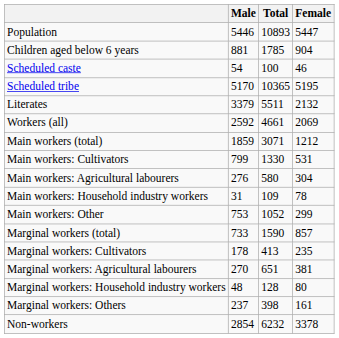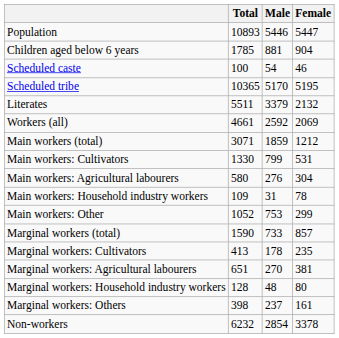columns swapped: (276, 13) <-> (243, 13)
